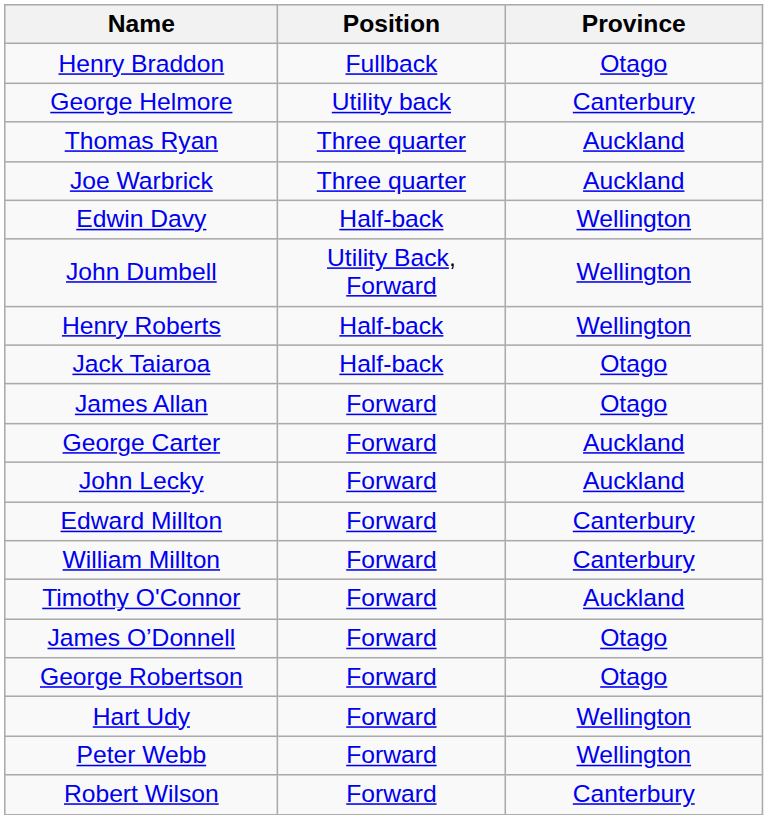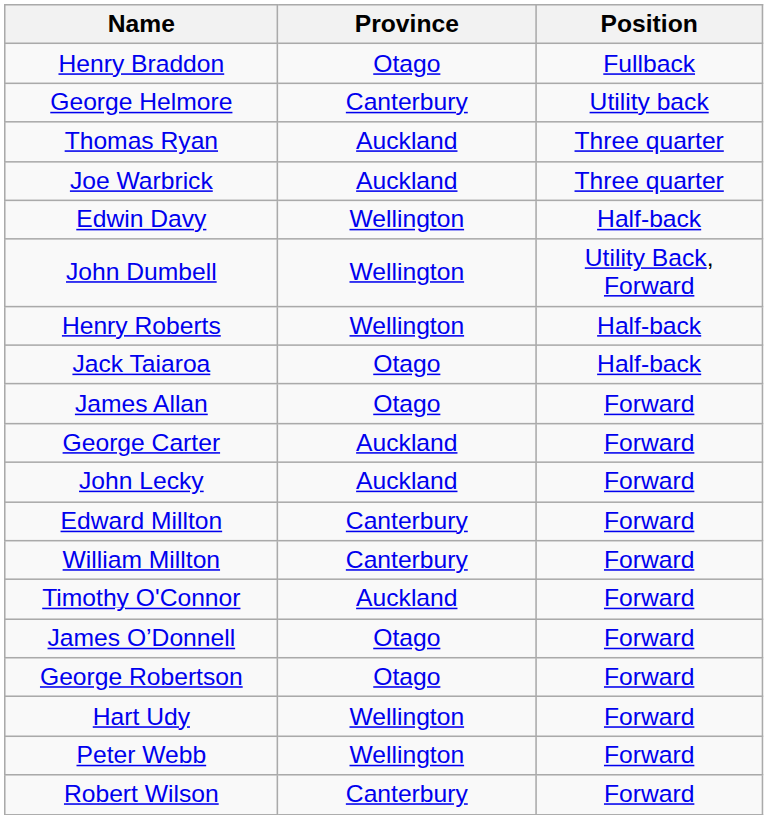columns swapped: (391, 24) <-> (634, 24)
